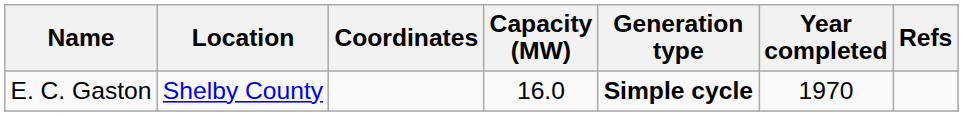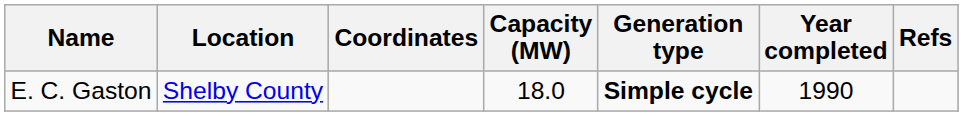(541, 90) 16.0 -> (541, 90) 18.0
(826, 90) 1970 -> (826, 90) 1990
